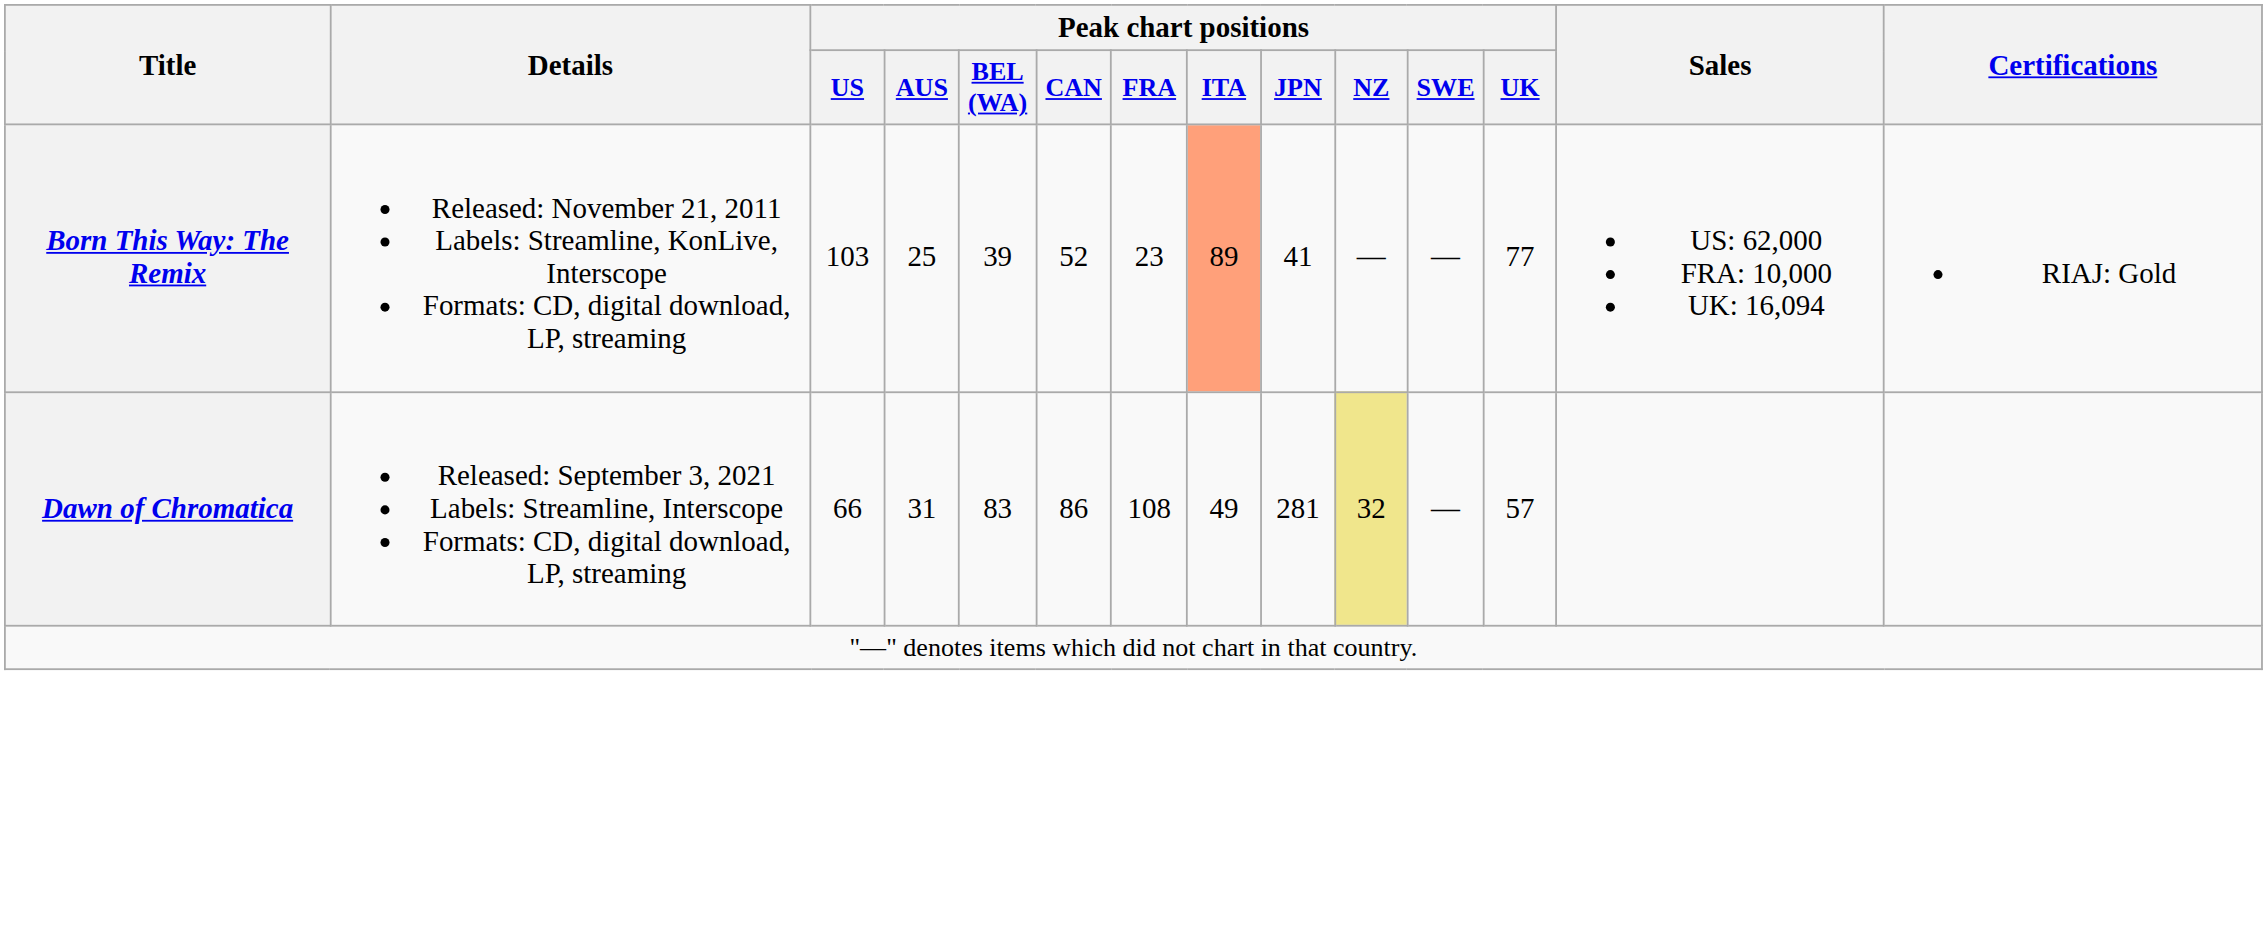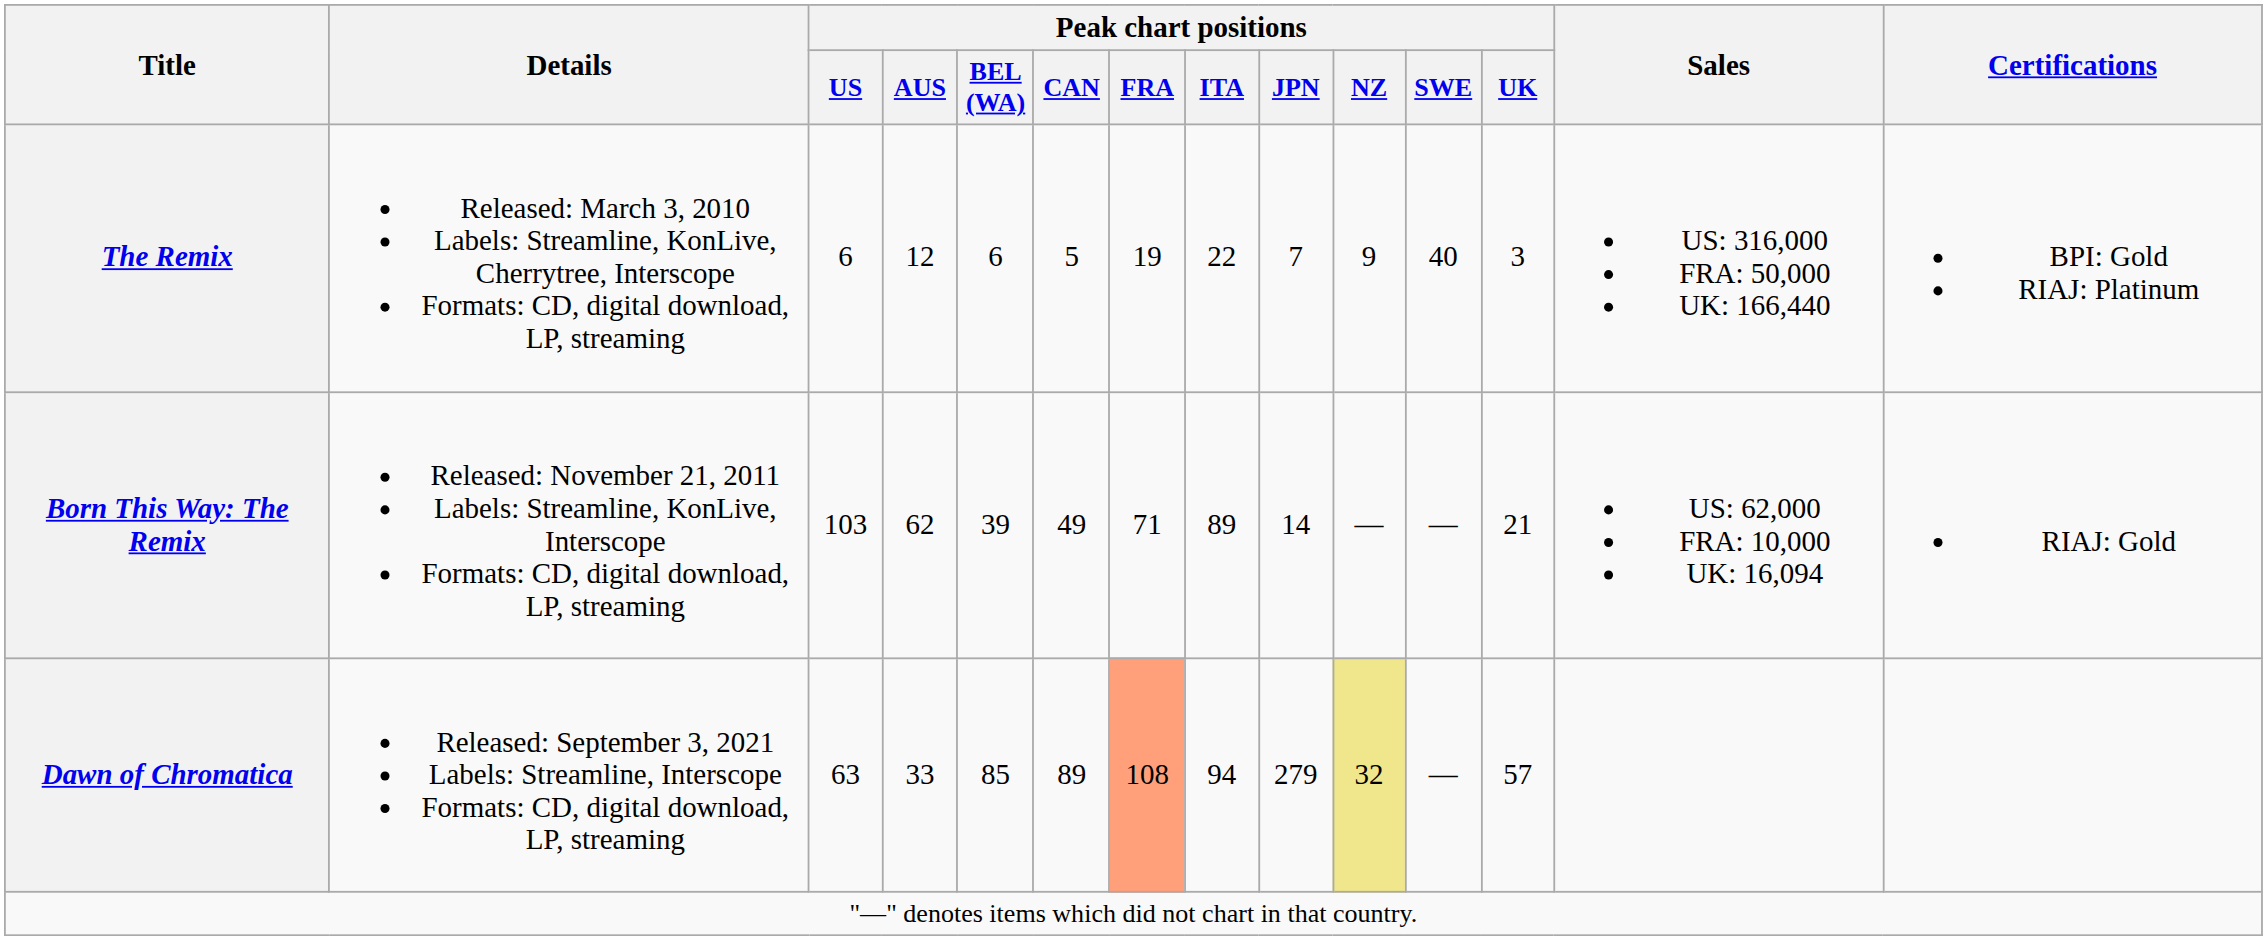+ row: (167, 257)
(922, 257) 25 -> (920, 524) 62
(1074, 257) 52 -> (1072, 524) 49
(1149, 257) 23 -> (1147, 524) 71
(1224, 257) lightsalmon background -> (1222, 524) no background
(1298, 257) 41 -> (1296, 524) 14
(1520, 257) 77 -> (1518, 524) 21
(847, 508) 66 -> (846, 774) 63
(922, 508) 31 -> (920, 774) 33
(998, 508) 83 -> (996, 774) 85
(1074, 508) 86 -> (1072, 774) 89
(1149, 508) no background -> (1147, 774) lightsalmon background
(1224, 508) 49 -> (1222, 774) 94
(1298, 508) 281 -> (1296, 774) 279
